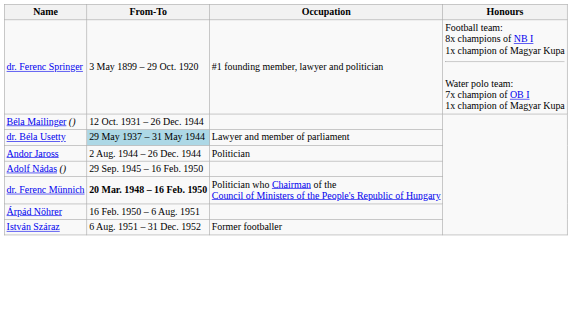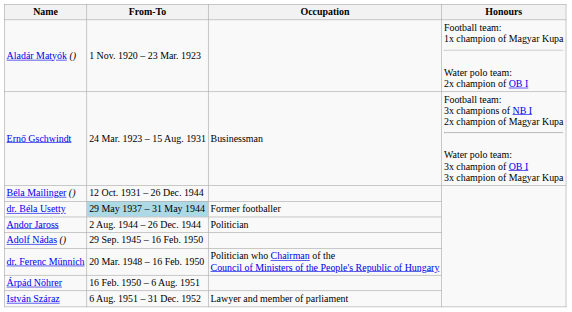- row: (45, 67)
+ row: (41, 55)
+ row: (39, 138)
(281, 137) Lawyer and member of parliament -> (246, 209) Former footballer
(148, 190) bold -> (147, 261) normal
(247, 227) Former footballer -> (279, 299) Lawyer and member of parliament
